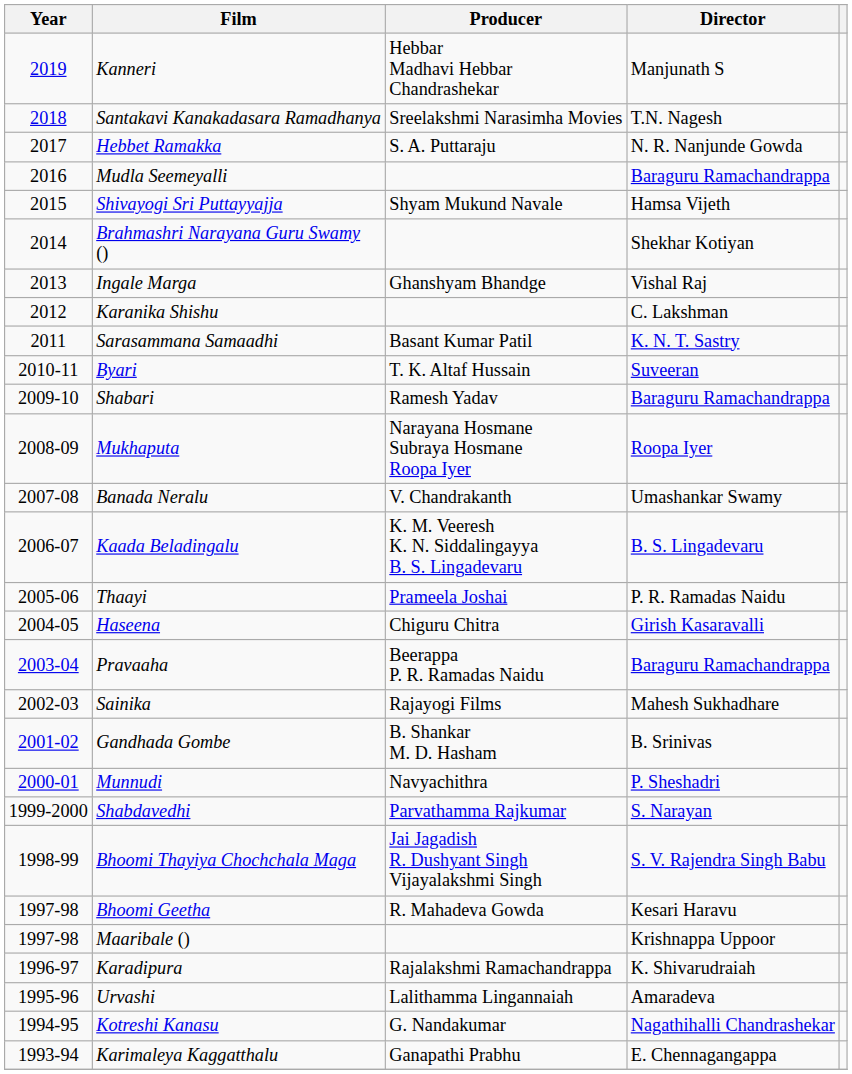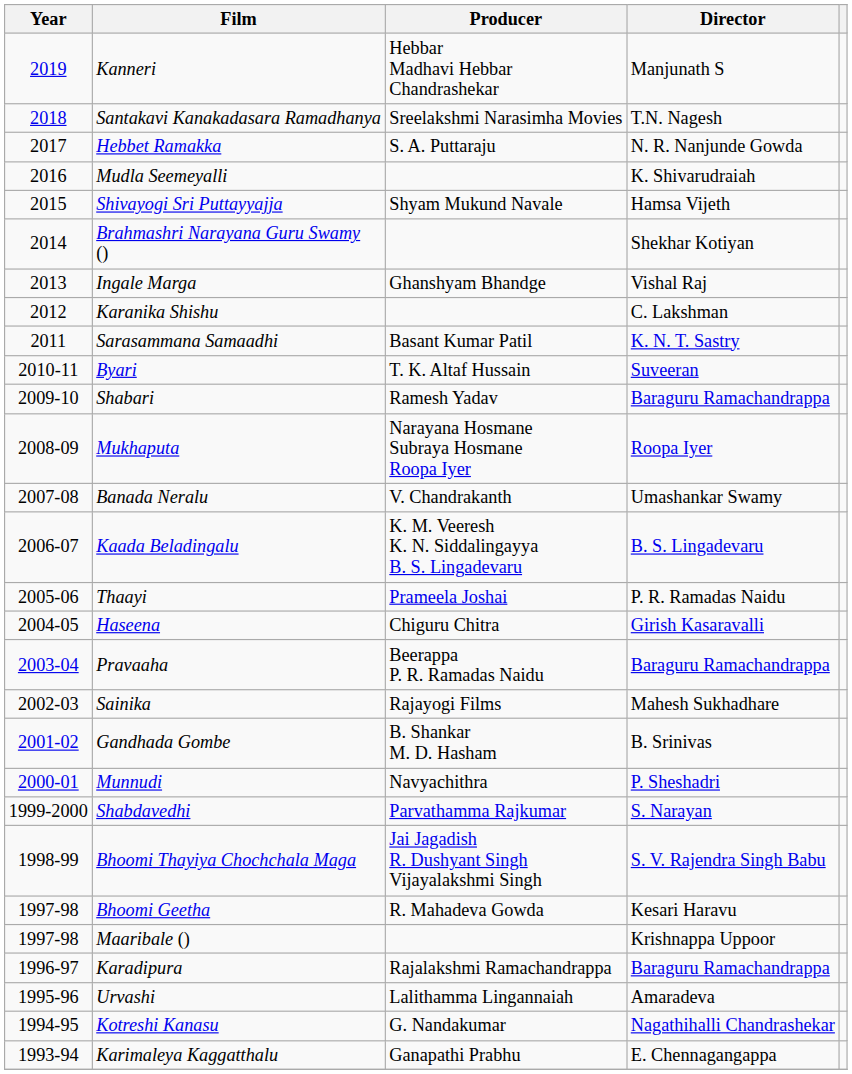(730, 175) Baraguru Ramachandrappa -> (693, 175) K. Shivarudraiah
(693, 967) K. Shivarudraiah -> (730, 967) Baraguru Ramachandrappa
